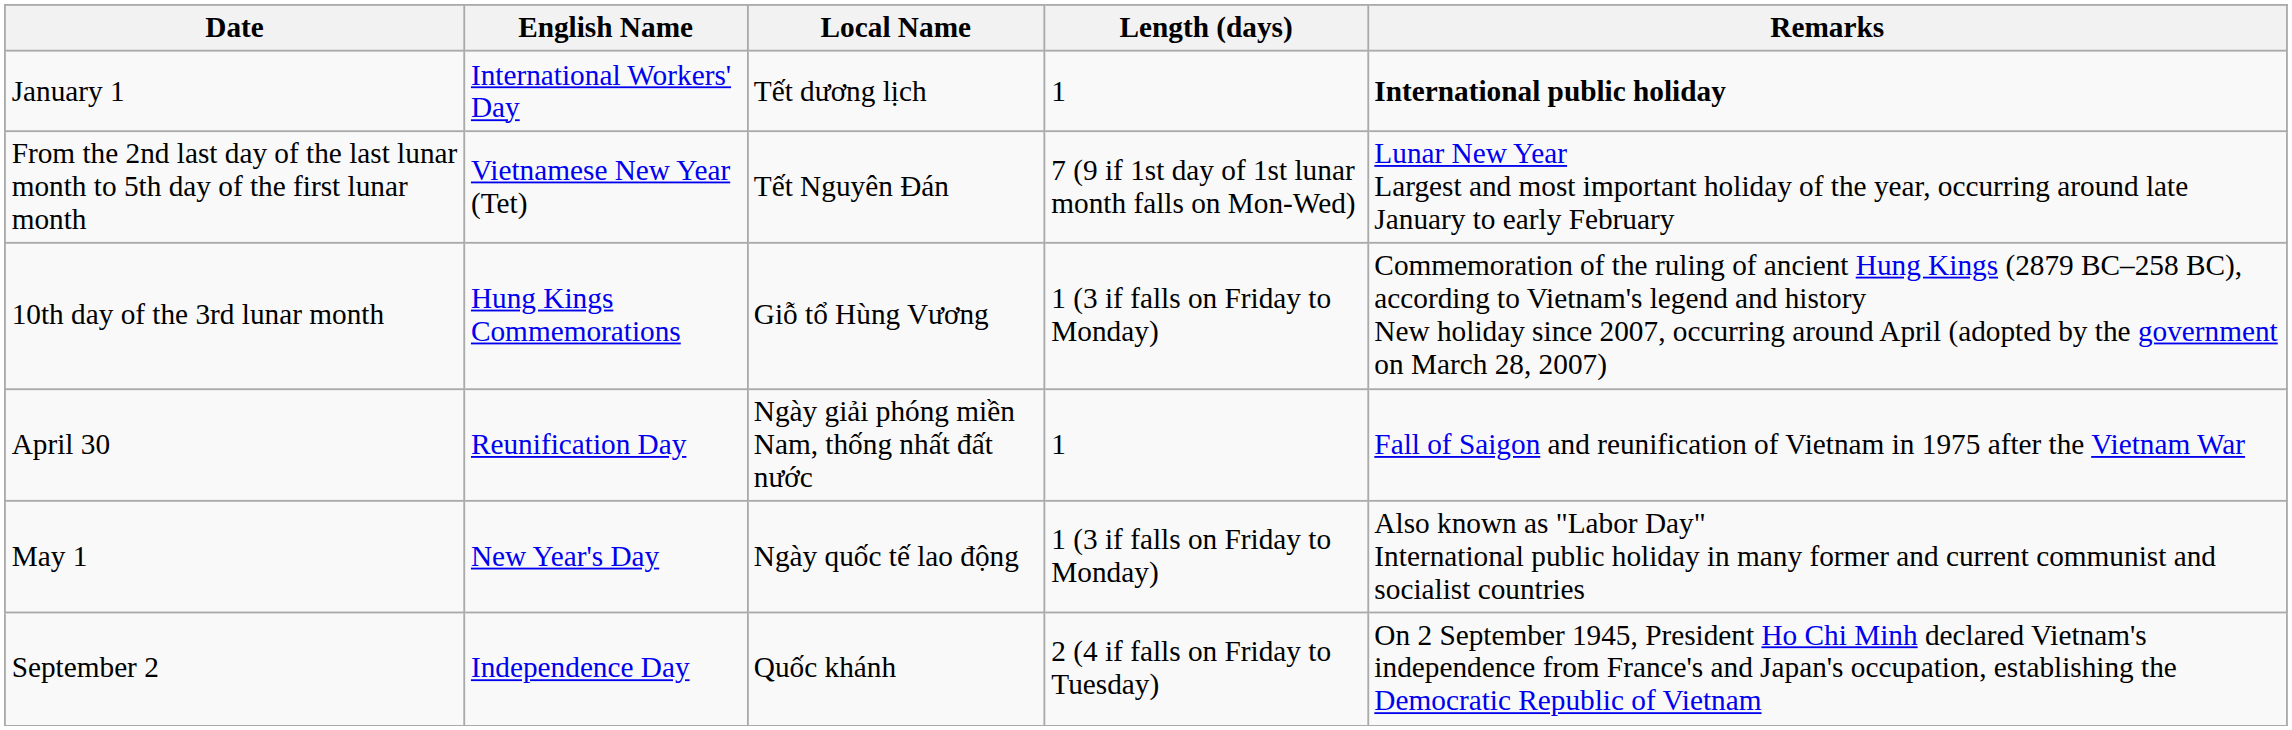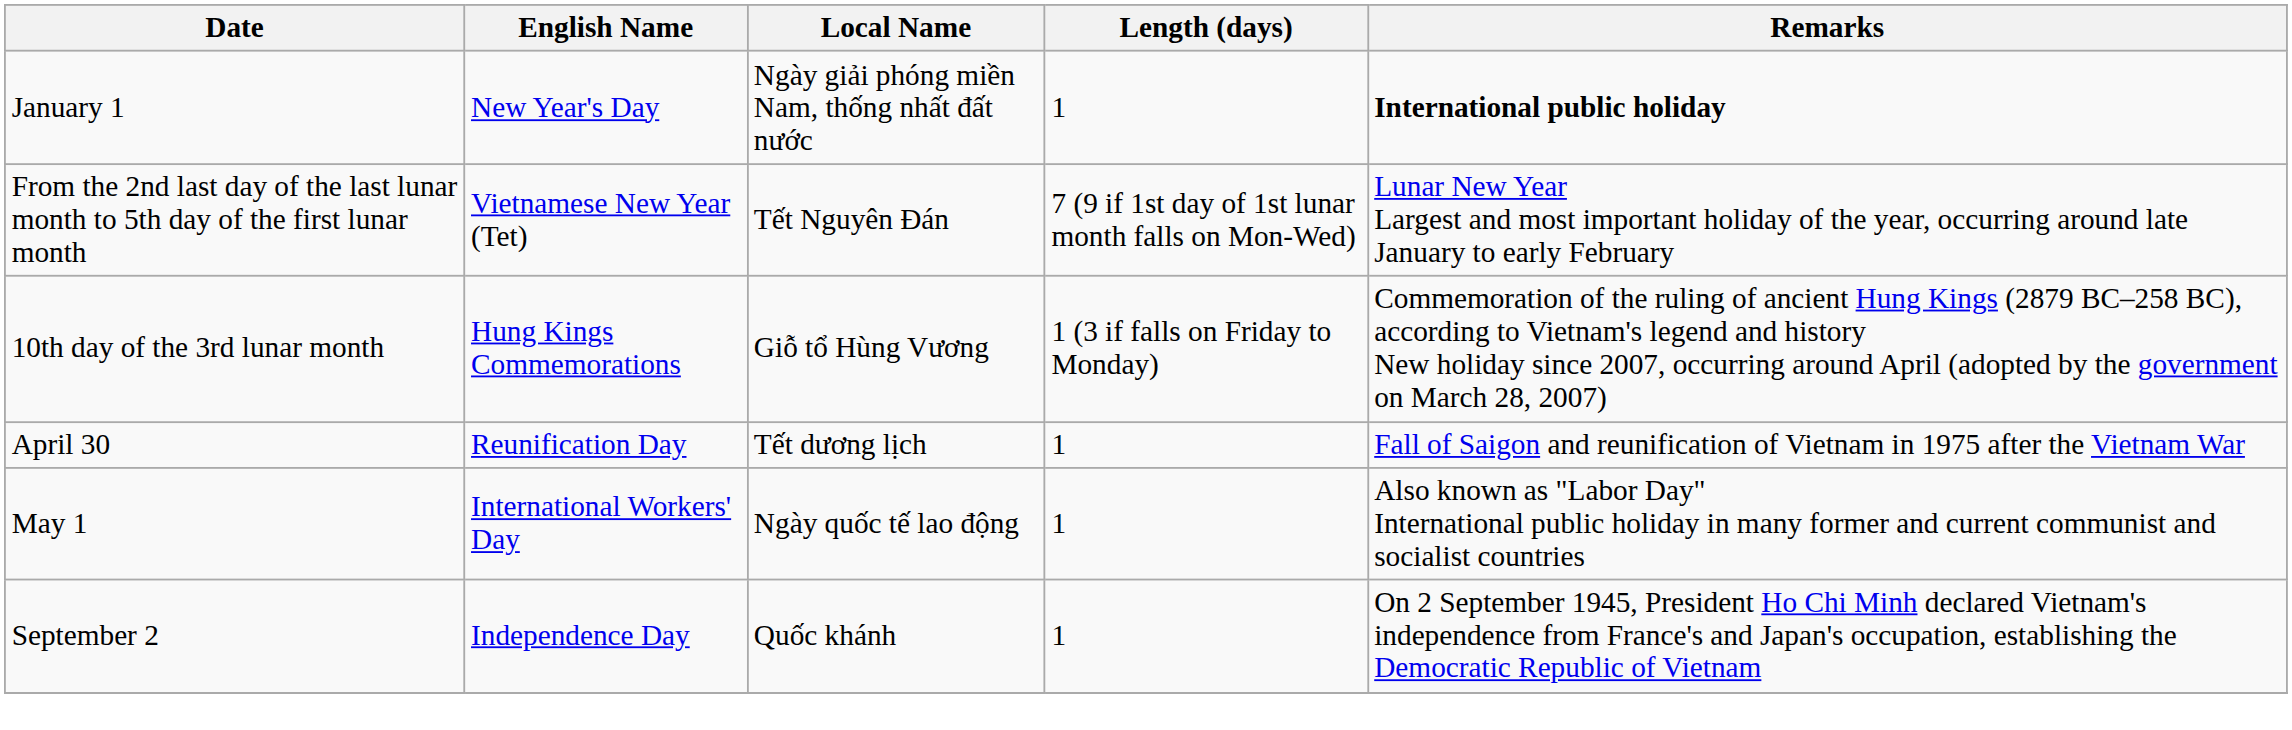(601, 90) International Workers' Day -> (565, 107) New Year's Day
(840, 90) Tết dương lịch -> (884, 107) Ngày giải phóng miền Nam, thống nhất đất nước
(884, 444) Ngày giải phóng miền Nam, thống nhất đất nước -> (840, 444) Tết dương lịch
(565, 556) New Year's Day -> (601, 523) International Workers' Day
(1191, 556) 1 (3 if falls on Friday to Monday) -> (1059, 523) 1
(1191, 668) 2 (4 if falls on Friday to Tuesday) -> (1059, 635) 1
